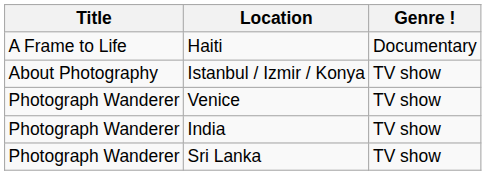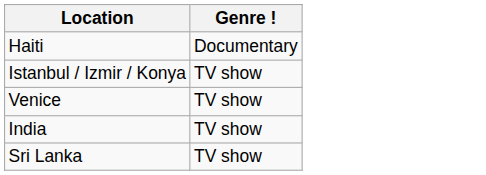- column: (94, 18)
